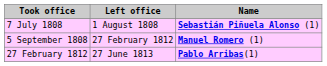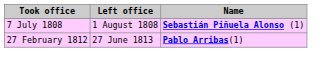- row: (47, 40)
